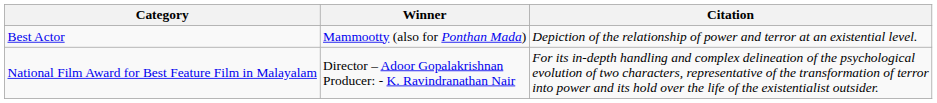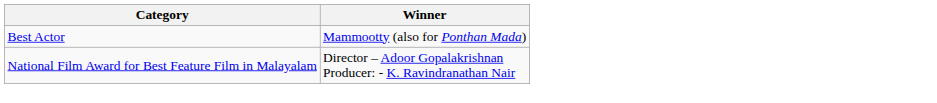- column: (731, 15)
